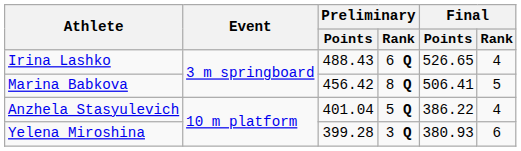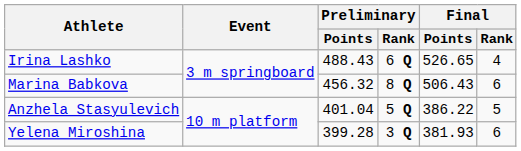(348, 86) 456.42 -> (348, 86) 456.32
(448, 86) 506.41 -> (448, 86) 506.43
(497, 86) 5 -> (497, 86) 6
(497, 110) 4 -> (497, 110) 5
(448, 133) 380.93 -> (448, 133) 381.93
